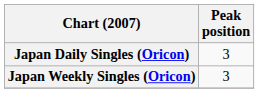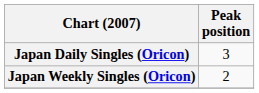(226, 76) 3 -> (226, 76) 2
